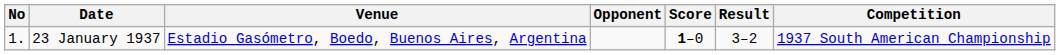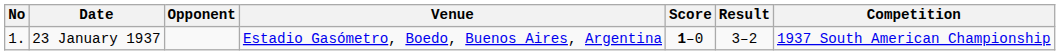columns swapped: (377, 16) <-> (628, 16)
